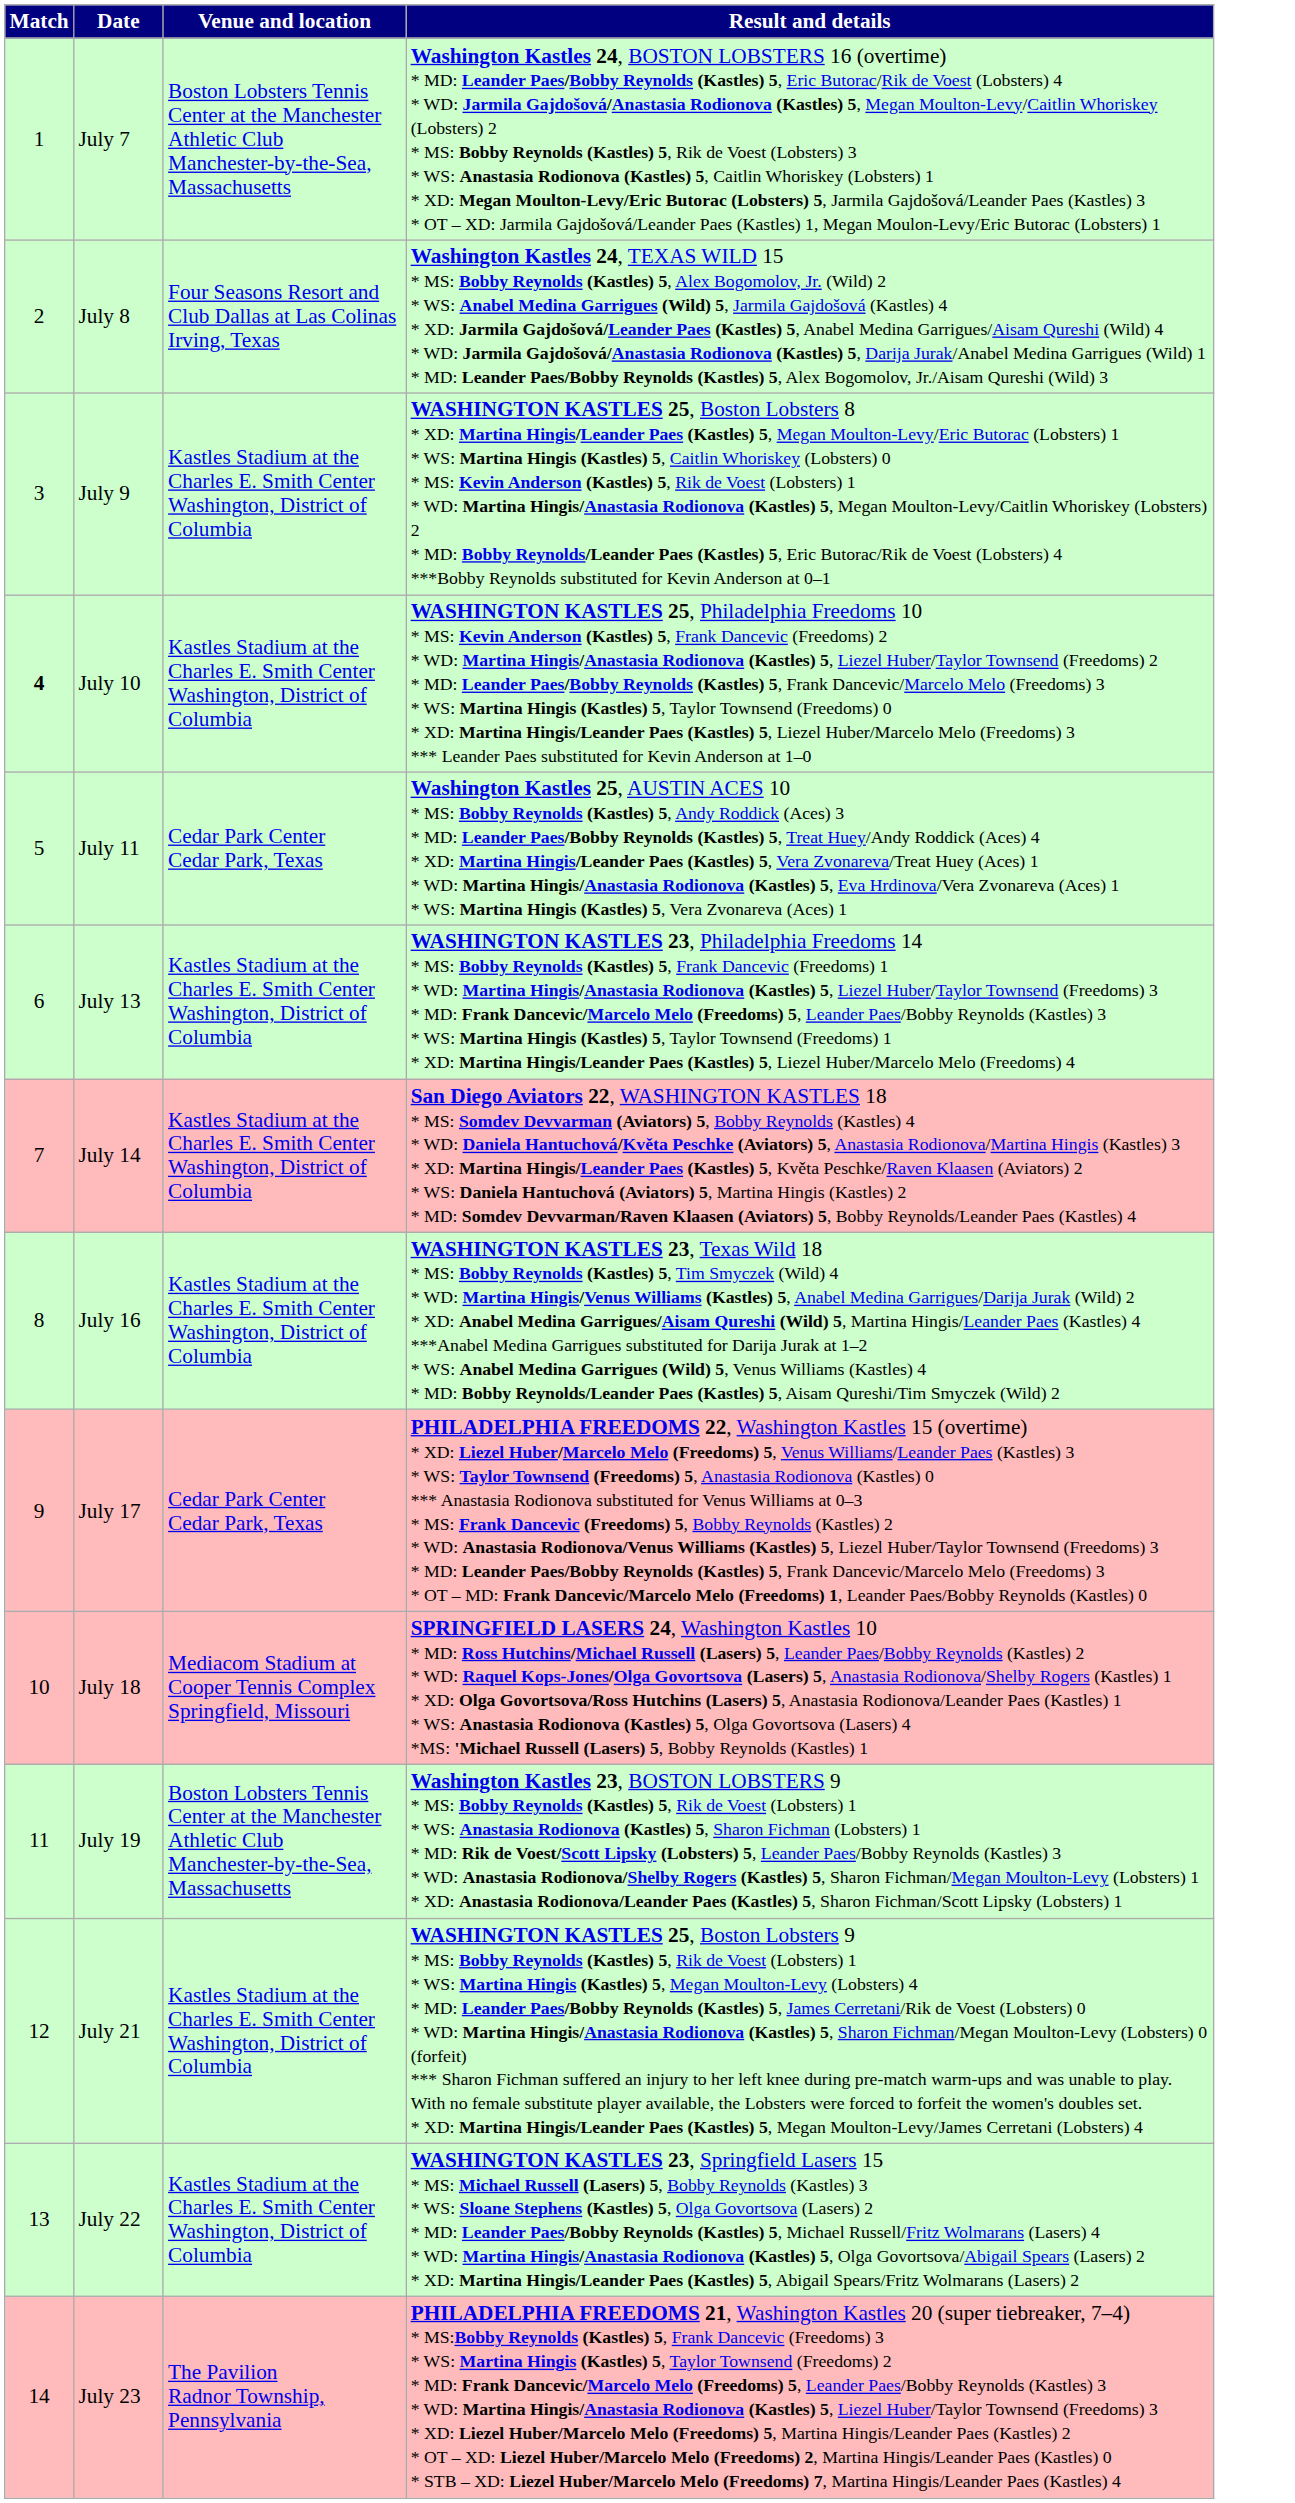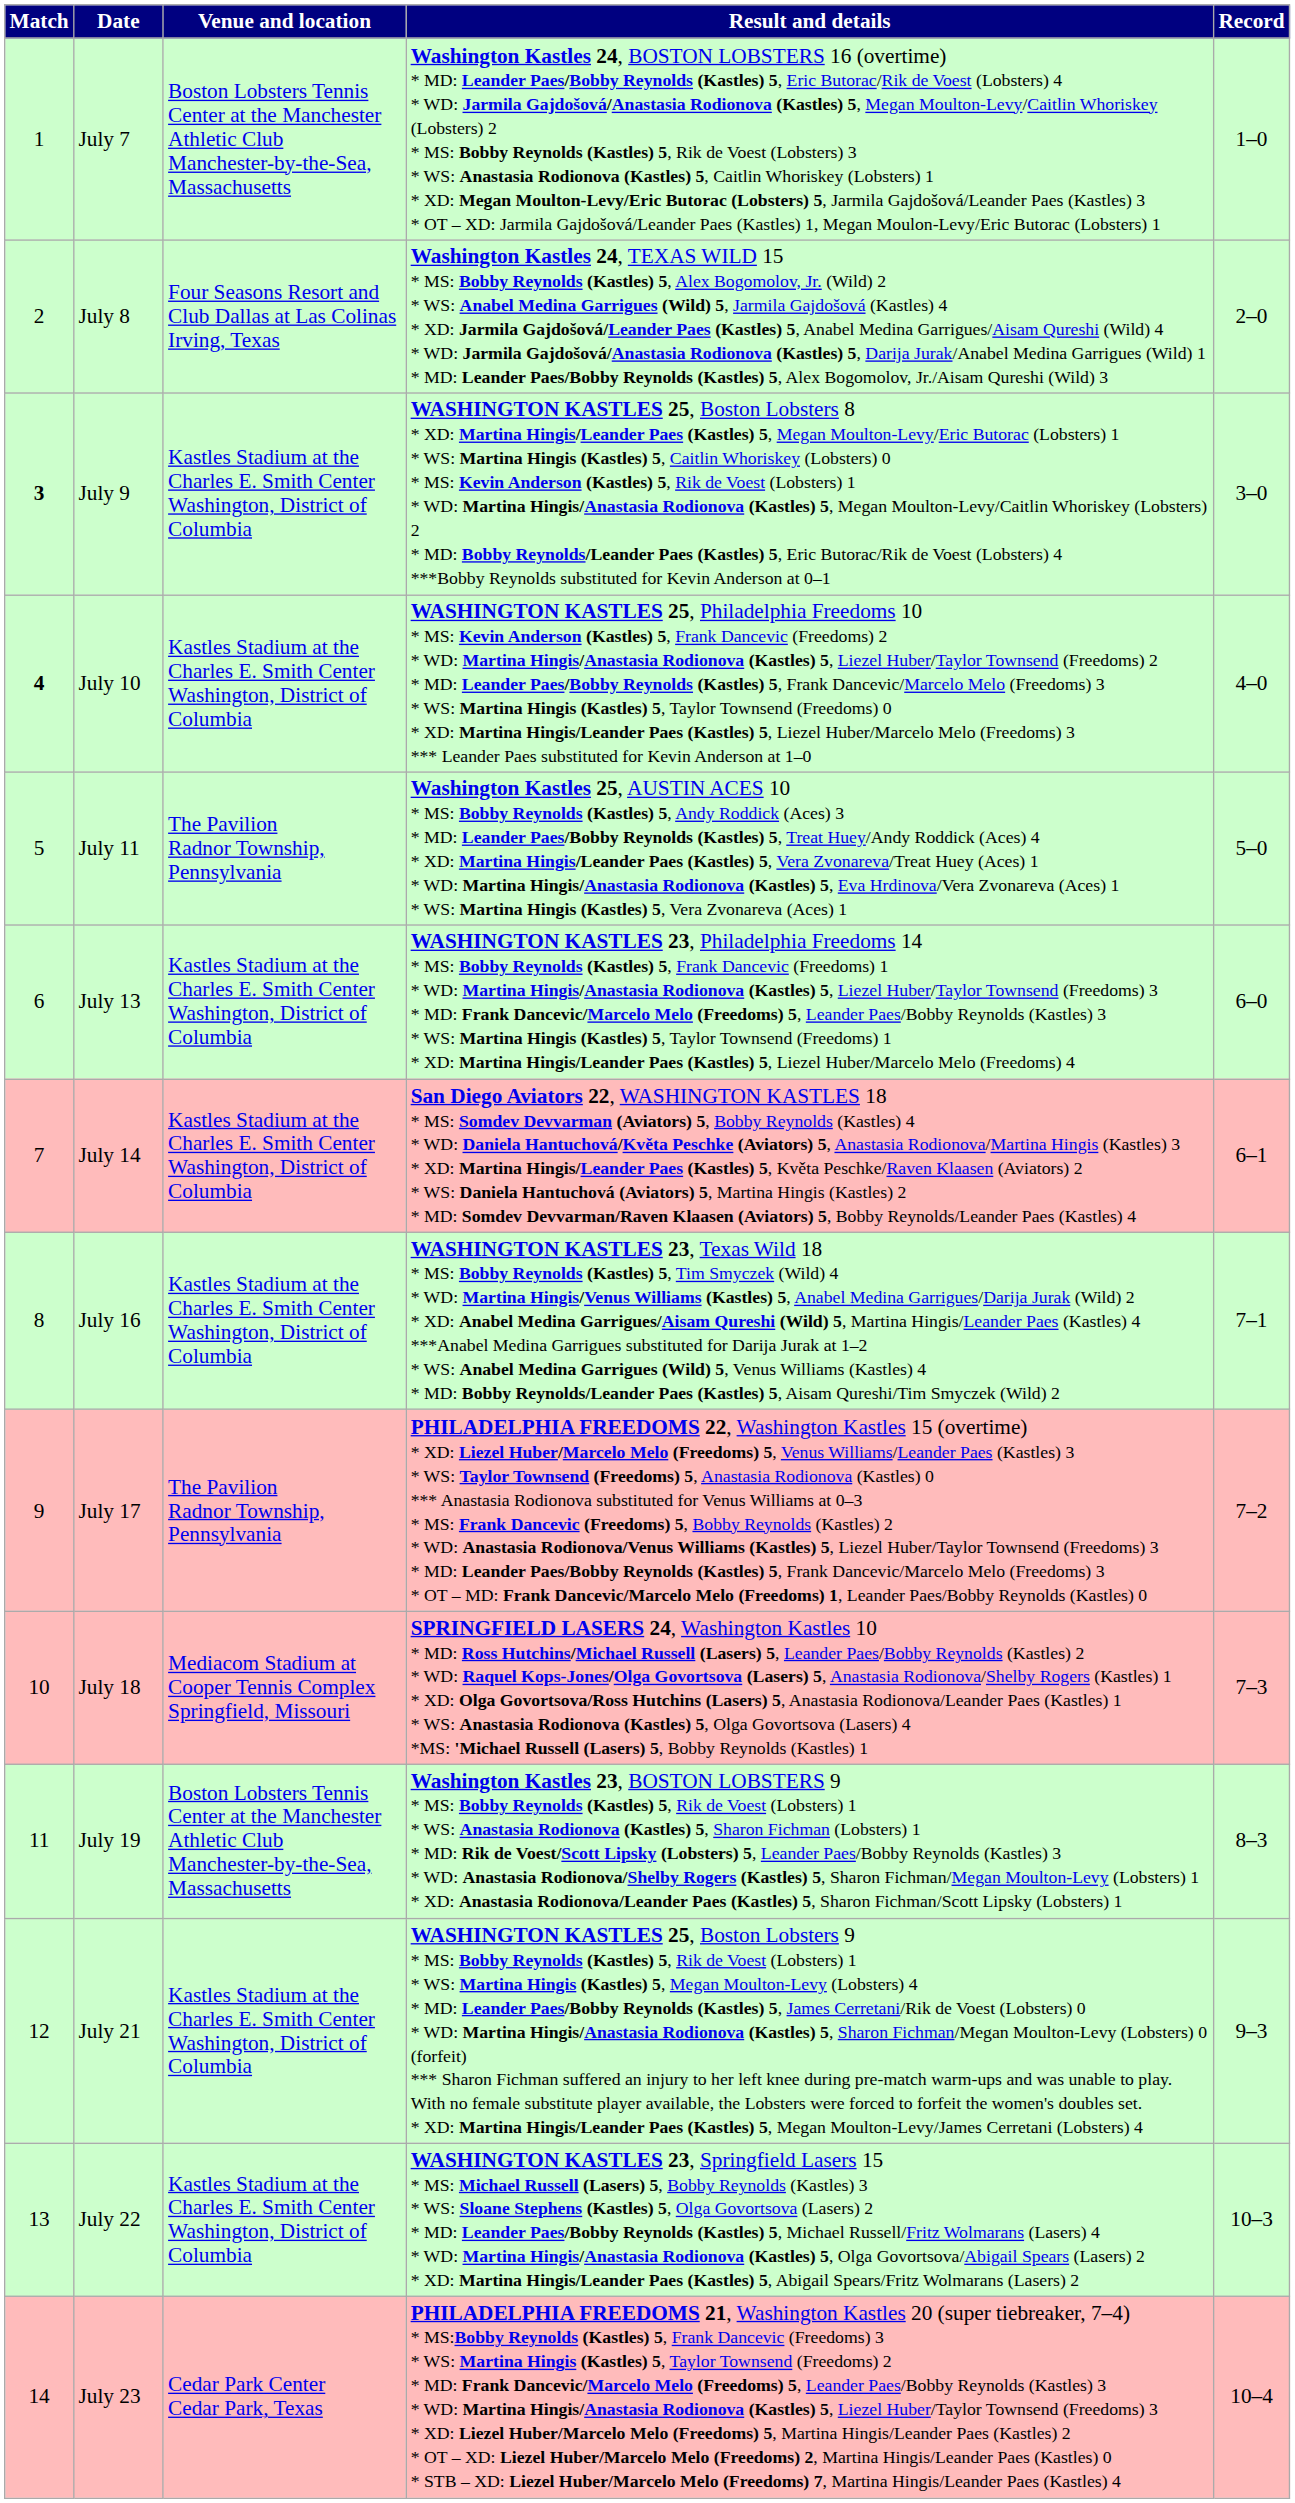+ column: (1252, 21)
(39, 493) normal -> (39, 493) bold
(247, 848) Cedar Park Center Cedar Park, Texas -> (246, 848) The Pavilion Radnor Township, Pennsylvania
(247, 1510) Cedar Park Center Cedar Park, Texas -> (246, 1510) The Pavilion Radnor Township, Pennsylvania
(246, 2397) The Pavilion Radnor Township, Pennsylvania -> (247, 2397) Cedar Park Center Cedar Park, Texas
